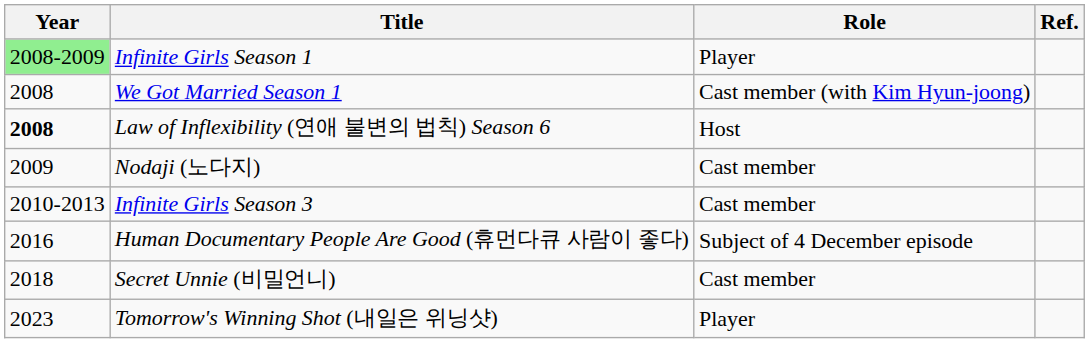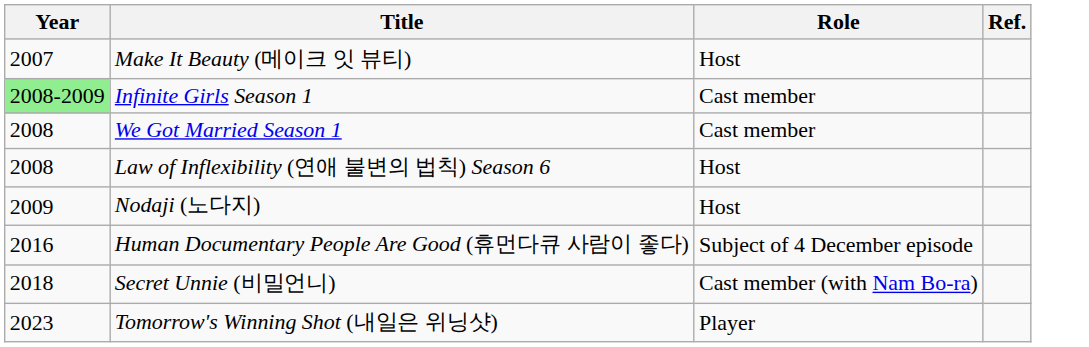+ row: (263, 58)
(727, 56) Player -> (757, 95) Cast member
(865, 91) Cast member (with Kim Hyun-joong) -> (757, 130) Cast member
(32, 128) bold -> (32, 167) normal
(757, 167) Cast member -> (720, 205) Host
- row: (214, 203)
(757, 279) Cast member -> (838, 283) Cast member (with Nam Bo-ra)
